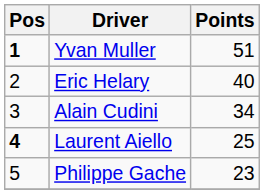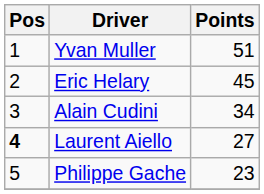(15, 50) bold -> (15, 50) normal
(244, 81) 40 -> (244, 81) 45
(244, 142) 25 -> (244, 142) 27
